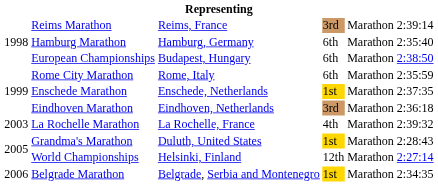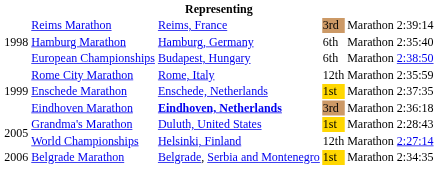(331, 75) 6th -> (334, 75) 12th
(216, 108) normal -> (220, 108) bold
- row: (85, 124)
